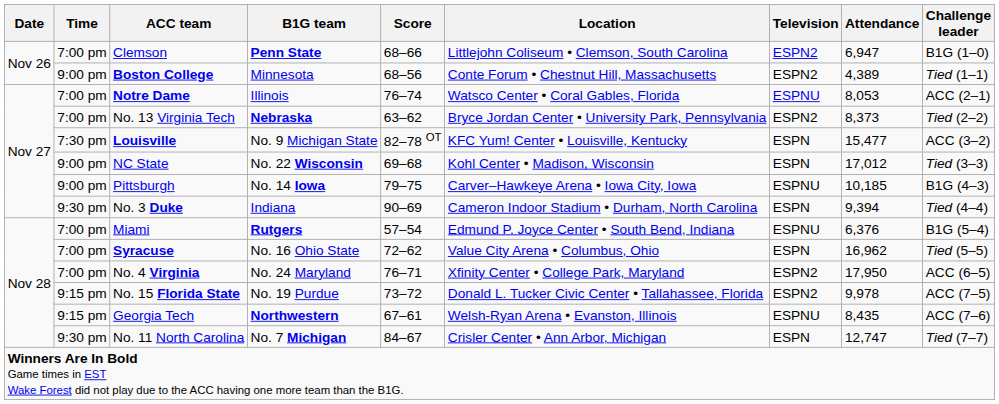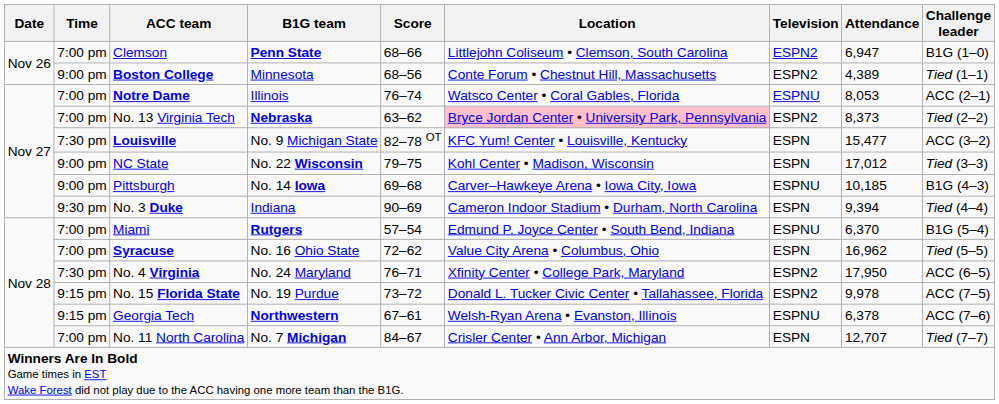(607, 117) no background -> (607, 117) pink background
(403, 163) 69–68 -> (403, 163) 79–75
(403, 185) 79–75 -> (403, 185) 69–68
(862, 228) 6,376 -> (862, 228) 6,370
(82, 272) 7:00 pm -> (82, 272) 7:30 pm
(862, 315) 8,435 -> (862, 315) 6,378
(82, 337) 9:30 pm -> (82, 337) 7:00 pm
(866, 337) 12,747 -> (866, 337) 12,707
